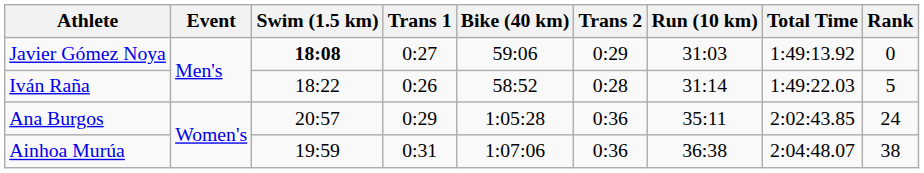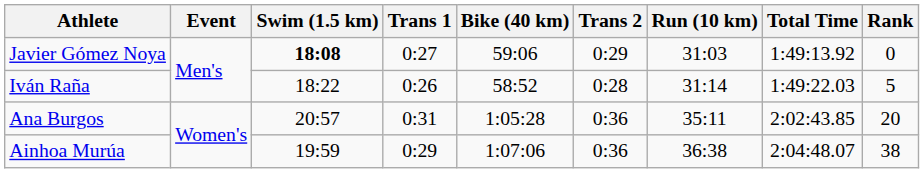(420, 118) 0:29 -> (420, 118) 0:31
(890, 118) 24 -> (890, 118) 20
(420, 151) 0:31 -> (420, 151) 0:29
